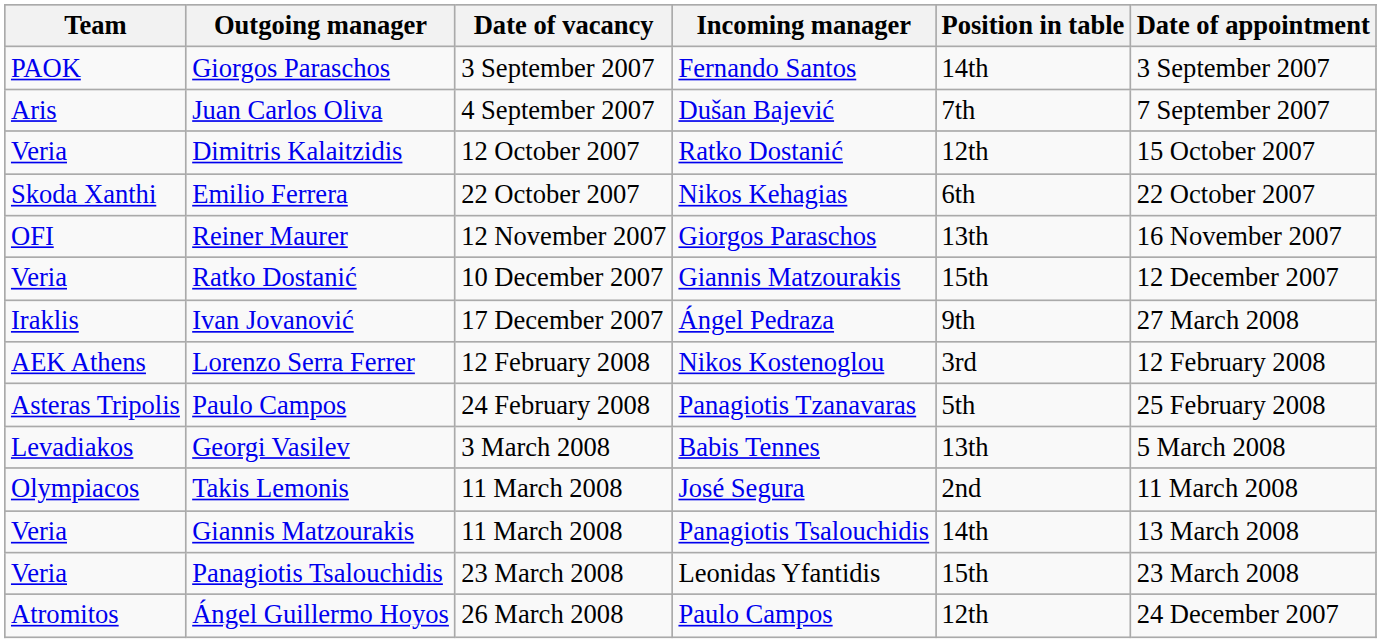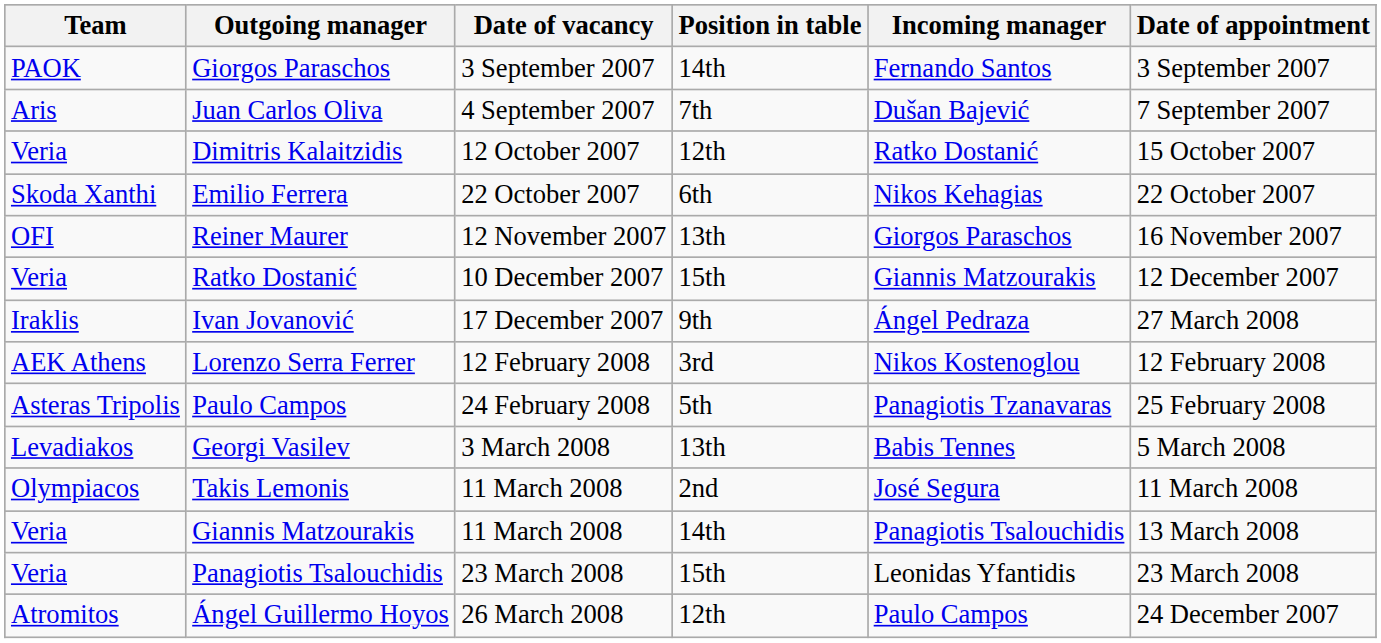columns swapped: (1033, 25) <-> (804, 25)
